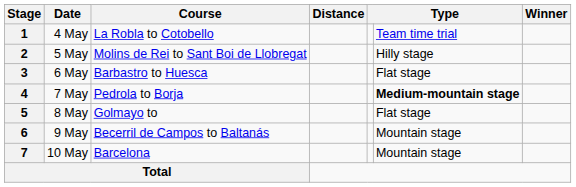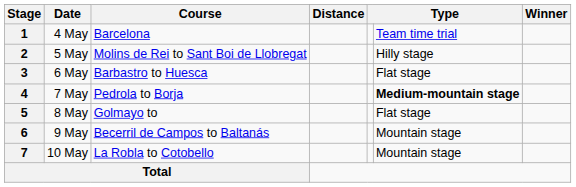(154, 34) La Robla to Cotobello -> (122, 34) Barcelona
(122, 152) Barcelona -> (154, 152) La Robla to Cotobello
